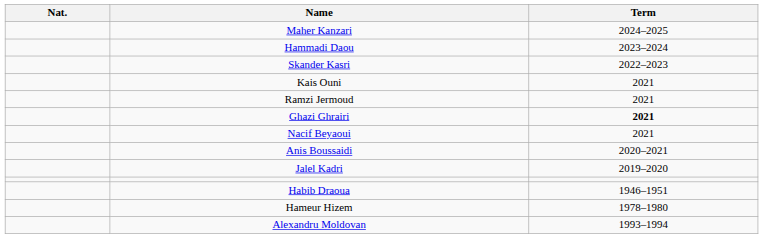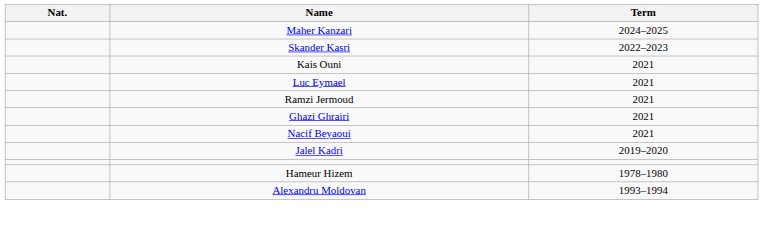- row: (319, 47)
+ row: (319, 82)
(643, 116) bold -> (643, 116) normal
- row: (319, 151)
- row: (319, 190)
